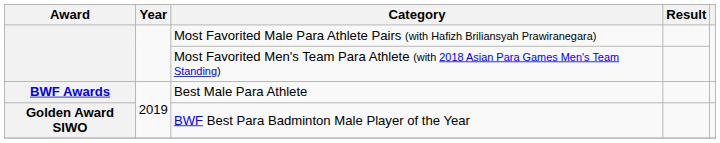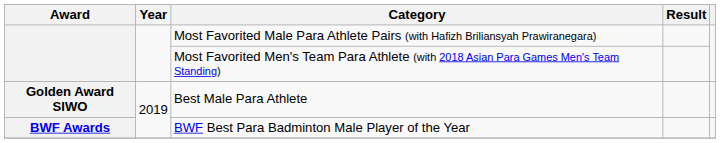(70, 92) BWF Awards -> (70, 99) Golden Award SIWO
(70, 120) Golden Award SIWO -> (70, 127) BWF Awards
